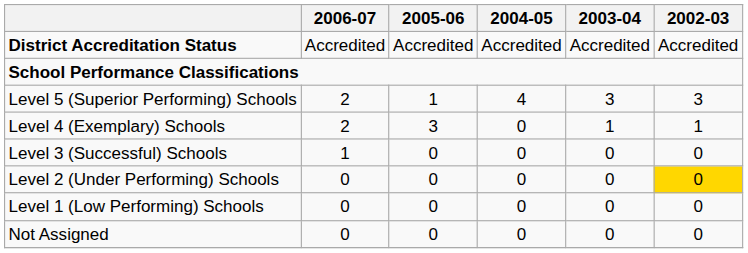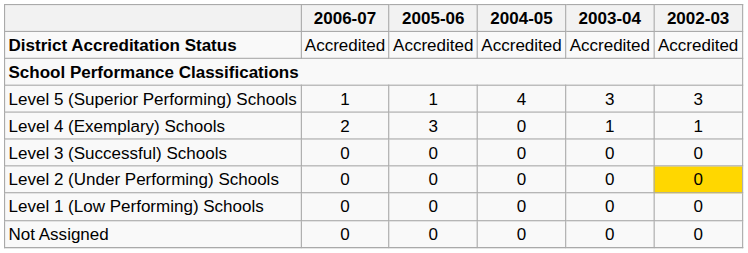(345, 99) 2 -> (345, 99) 1
(345, 153) 1 -> (345, 153) 0
